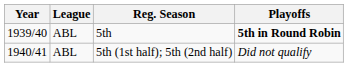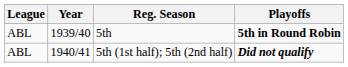columns swapped: (27, 14) <-> (72, 14)
(275, 52) normal -> (276, 52) bold
